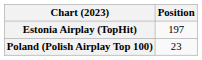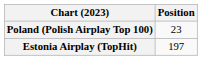rows swapped: (80, 30) <-> (80, 47)
